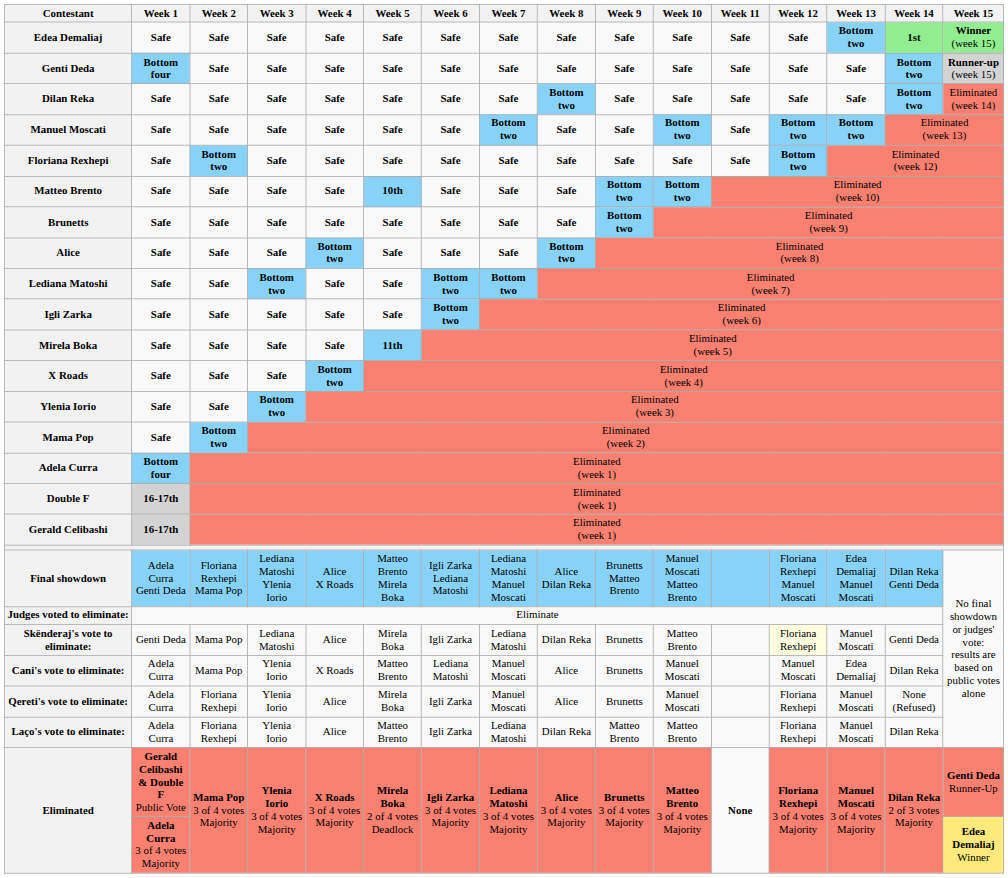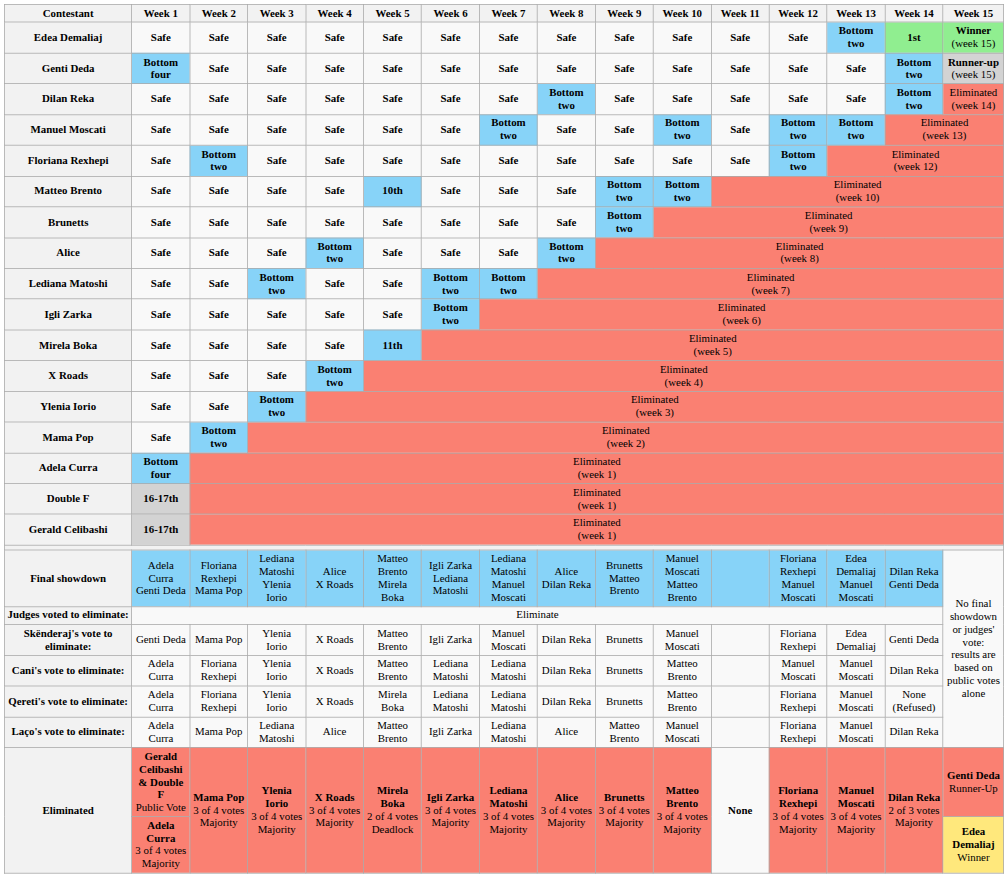(277, 639) Lediana Matoshi -> (277, 639) Ylenia Iorio
(335, 639) Alice -> (335, 639) X Roads
(393, 639) Mirela Boka -> (393, 639) Matteo Brento
(508, 639) Lediana Matoshi -> (508, 639) Manuel Moscati
(682, 639) Matteo Brento -> (682, 639) Manuel Moscati
(798, 639) lightyellow background -> (798, 639) no background
(856, 639) Manuel Moscati -> (856, 639) Edea Demaliaj
(219, 670) Mama Pop -> (219, 670) Floriana Rexhepi
(508, 670) Manuel Moscati -> (508, 670) Lediana Matoshi
(566, 670) Alice -> (566, 670) Dilan Reka
(682, 670) Manuel Moscati -> (682, 670) Matteo Brento
(856, 670) Edea Demaliaj -> (856, 670) Manuel Moscati
(335, 701) Alice -> (335, 701) X Roads
(451, 701) Igli Zarka -> (451, 701) Lediana Matoshi
(508, 701) Manuel Moscati -> (508, 701) Lediana Matoshi
(566, 701) Alice -> (566, 701) Dilan Reka
(682, 701) Manuel Moscati -> (682, 701) Matteo Brento
(219, 731) Floriana Rexhepi -> (219, 731) Mama Pop
(277, 731) Ylenia Iorio -> (277, 731) Lediana Matoshi
(566, 731) Dilan Reka -> (566, 731) Alice
(682, 731) Matteo Brento -> (682, 731) Manuel Moscati
